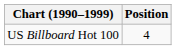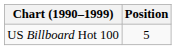(146, 34) 4 -> (146, 34) 5
